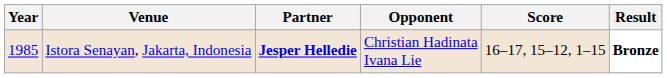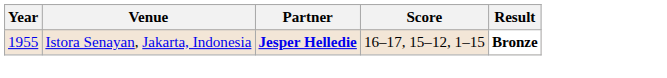- column: (421, 17)
(23, 51) 1985 -> (23, 42) 1955
